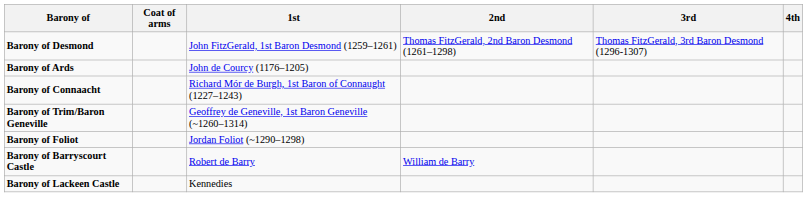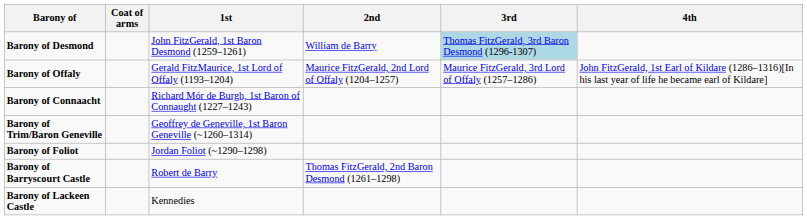(488, 46) Thomas FitzGerald, 2nd Baron Desmond (1261–1298) -> (341, 46) William de Barry
(680, 46) no background -> (506, 46) lightblue background
+ row: (44, 73)
- row: (40, 68)
(439, 161) William de Barry -> (369, 173) Thomas FitzGerald, 2nd Baron Desmond (1261–1298)
